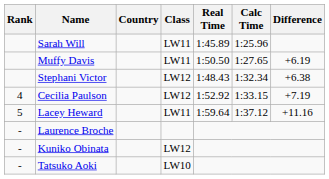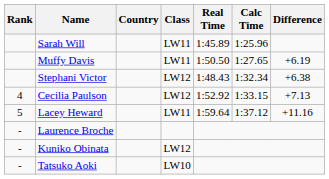(297, 95) +7.19 -> (297, 95) +7.13
